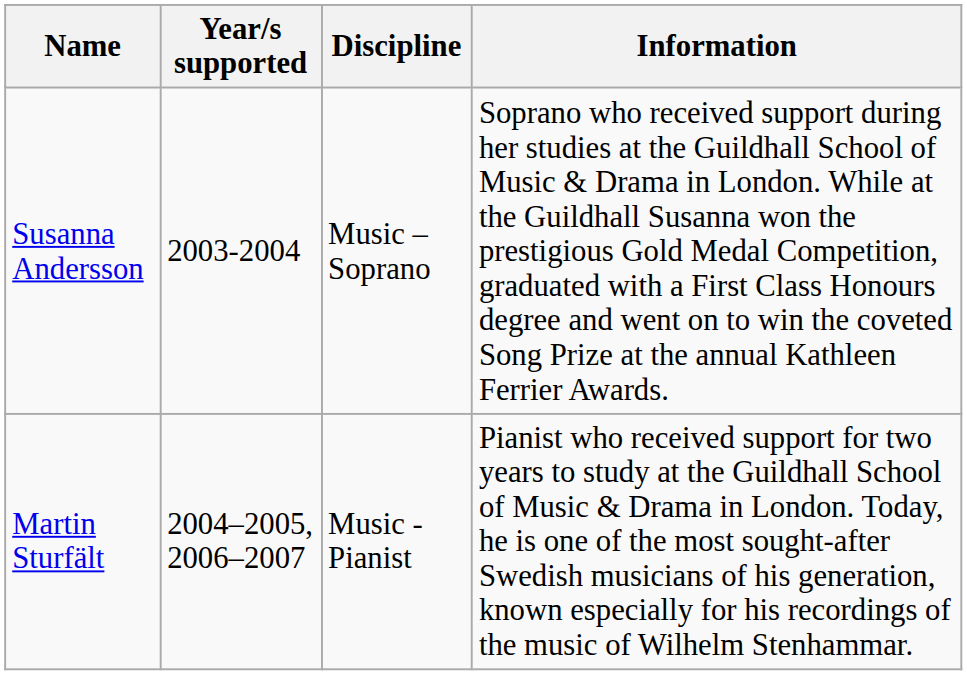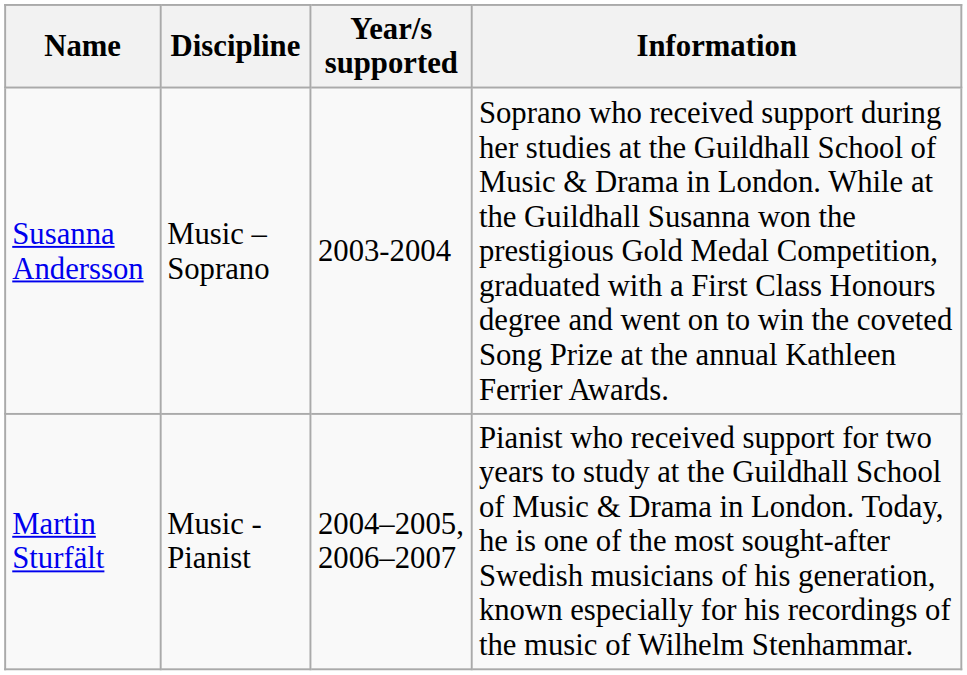columns swapped: (241, 46) <-> (396, 46)
